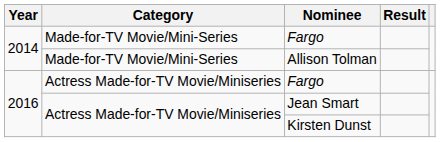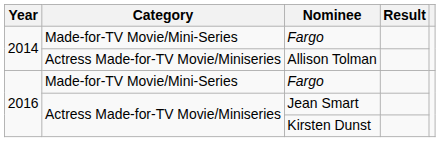(141, 59) Made-for-TV Movie/Mini-Series -> (163, 59) Actress Made-for-TV Movie/Miniseries
(163, 81) Actress Made-for-TV Movie/Miniseries -> (141, 81) Made-for-TV Movie/Mini-Series
